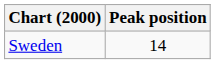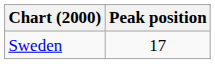(158, 44) 14 -> (158, 44) 17
